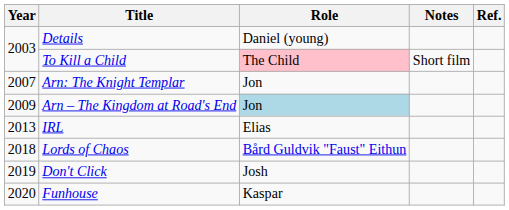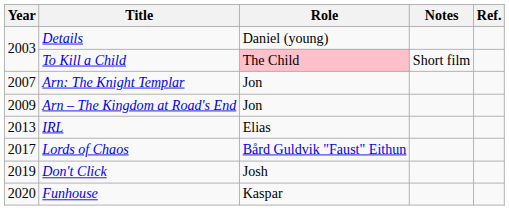(252, 104) lightblue background -> (252, 104) no background
(22, 149) 2018 -> (22, 149) 2017
